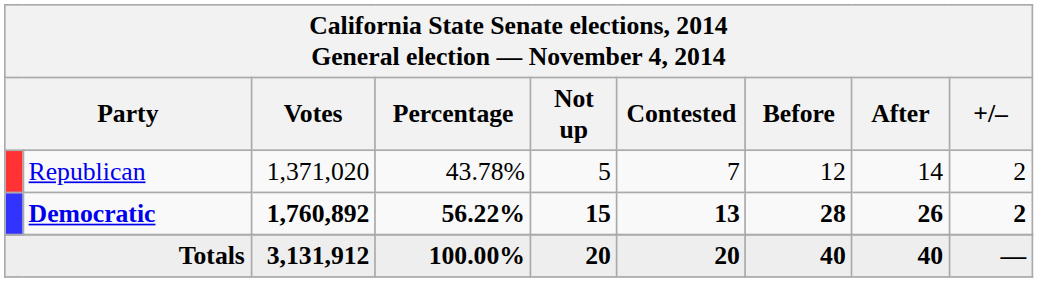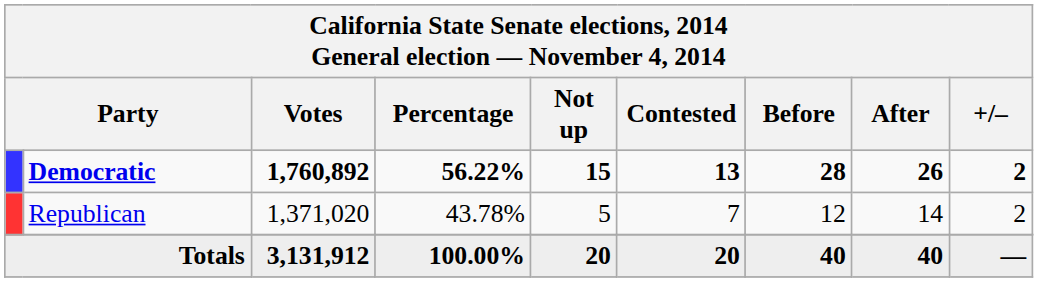rows swapped: (92, 213) <-> (87, 171)
